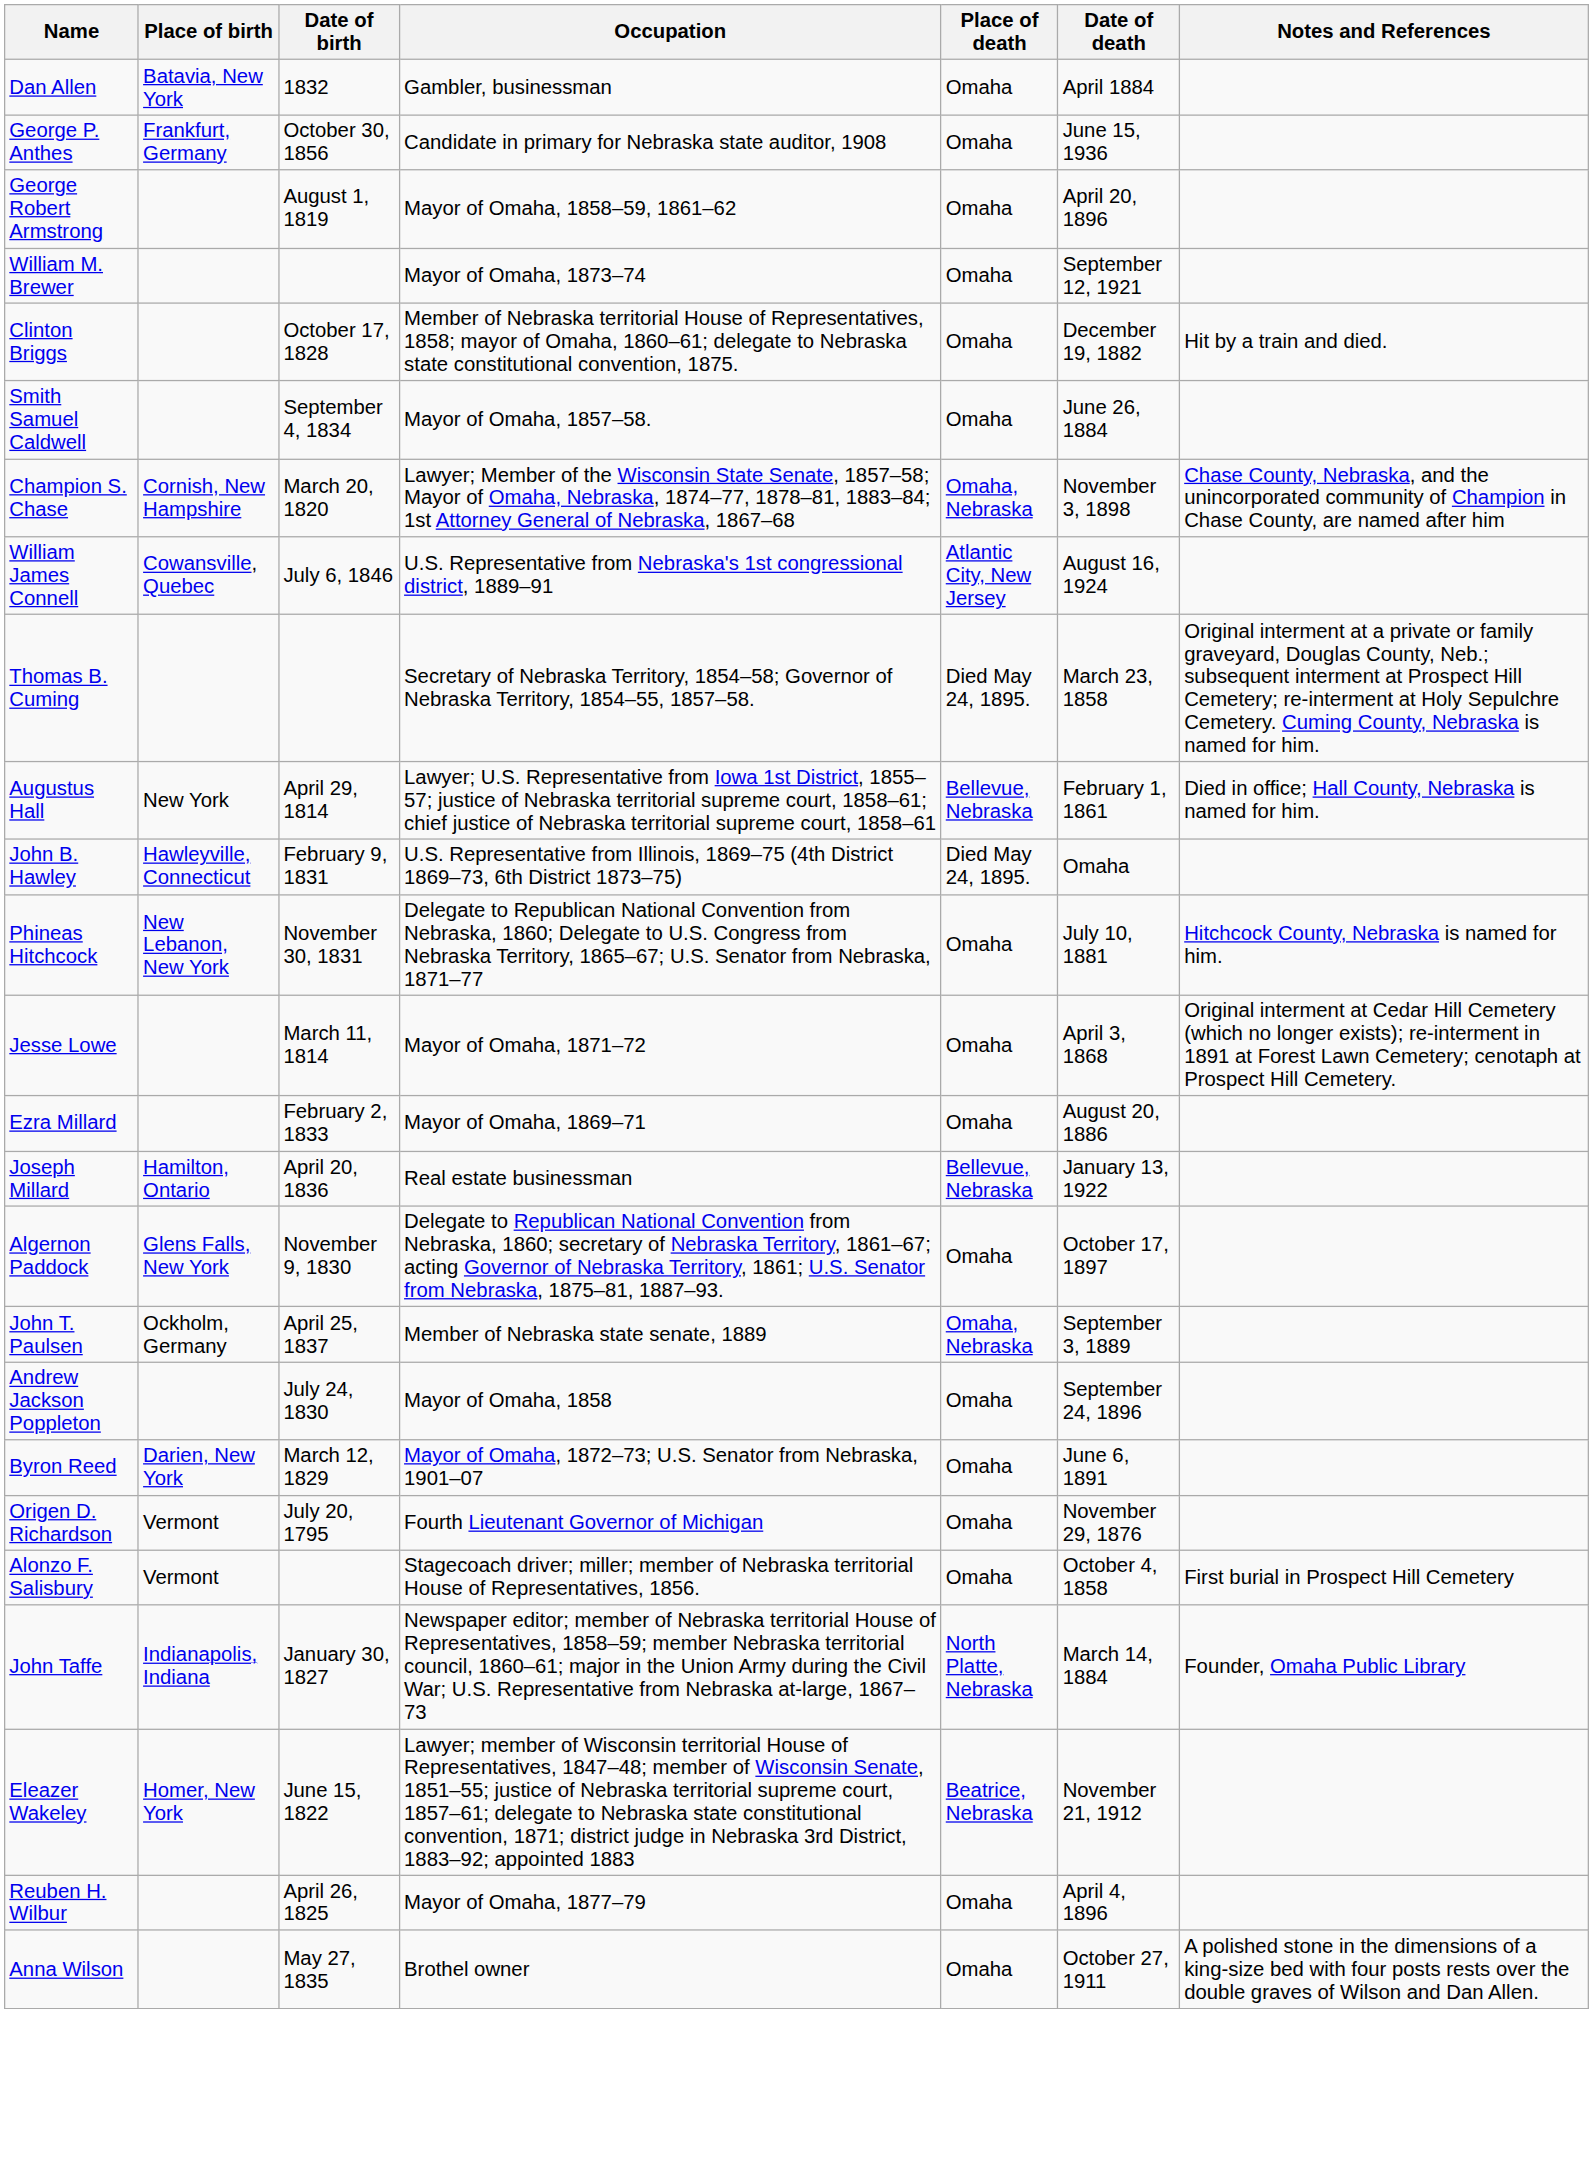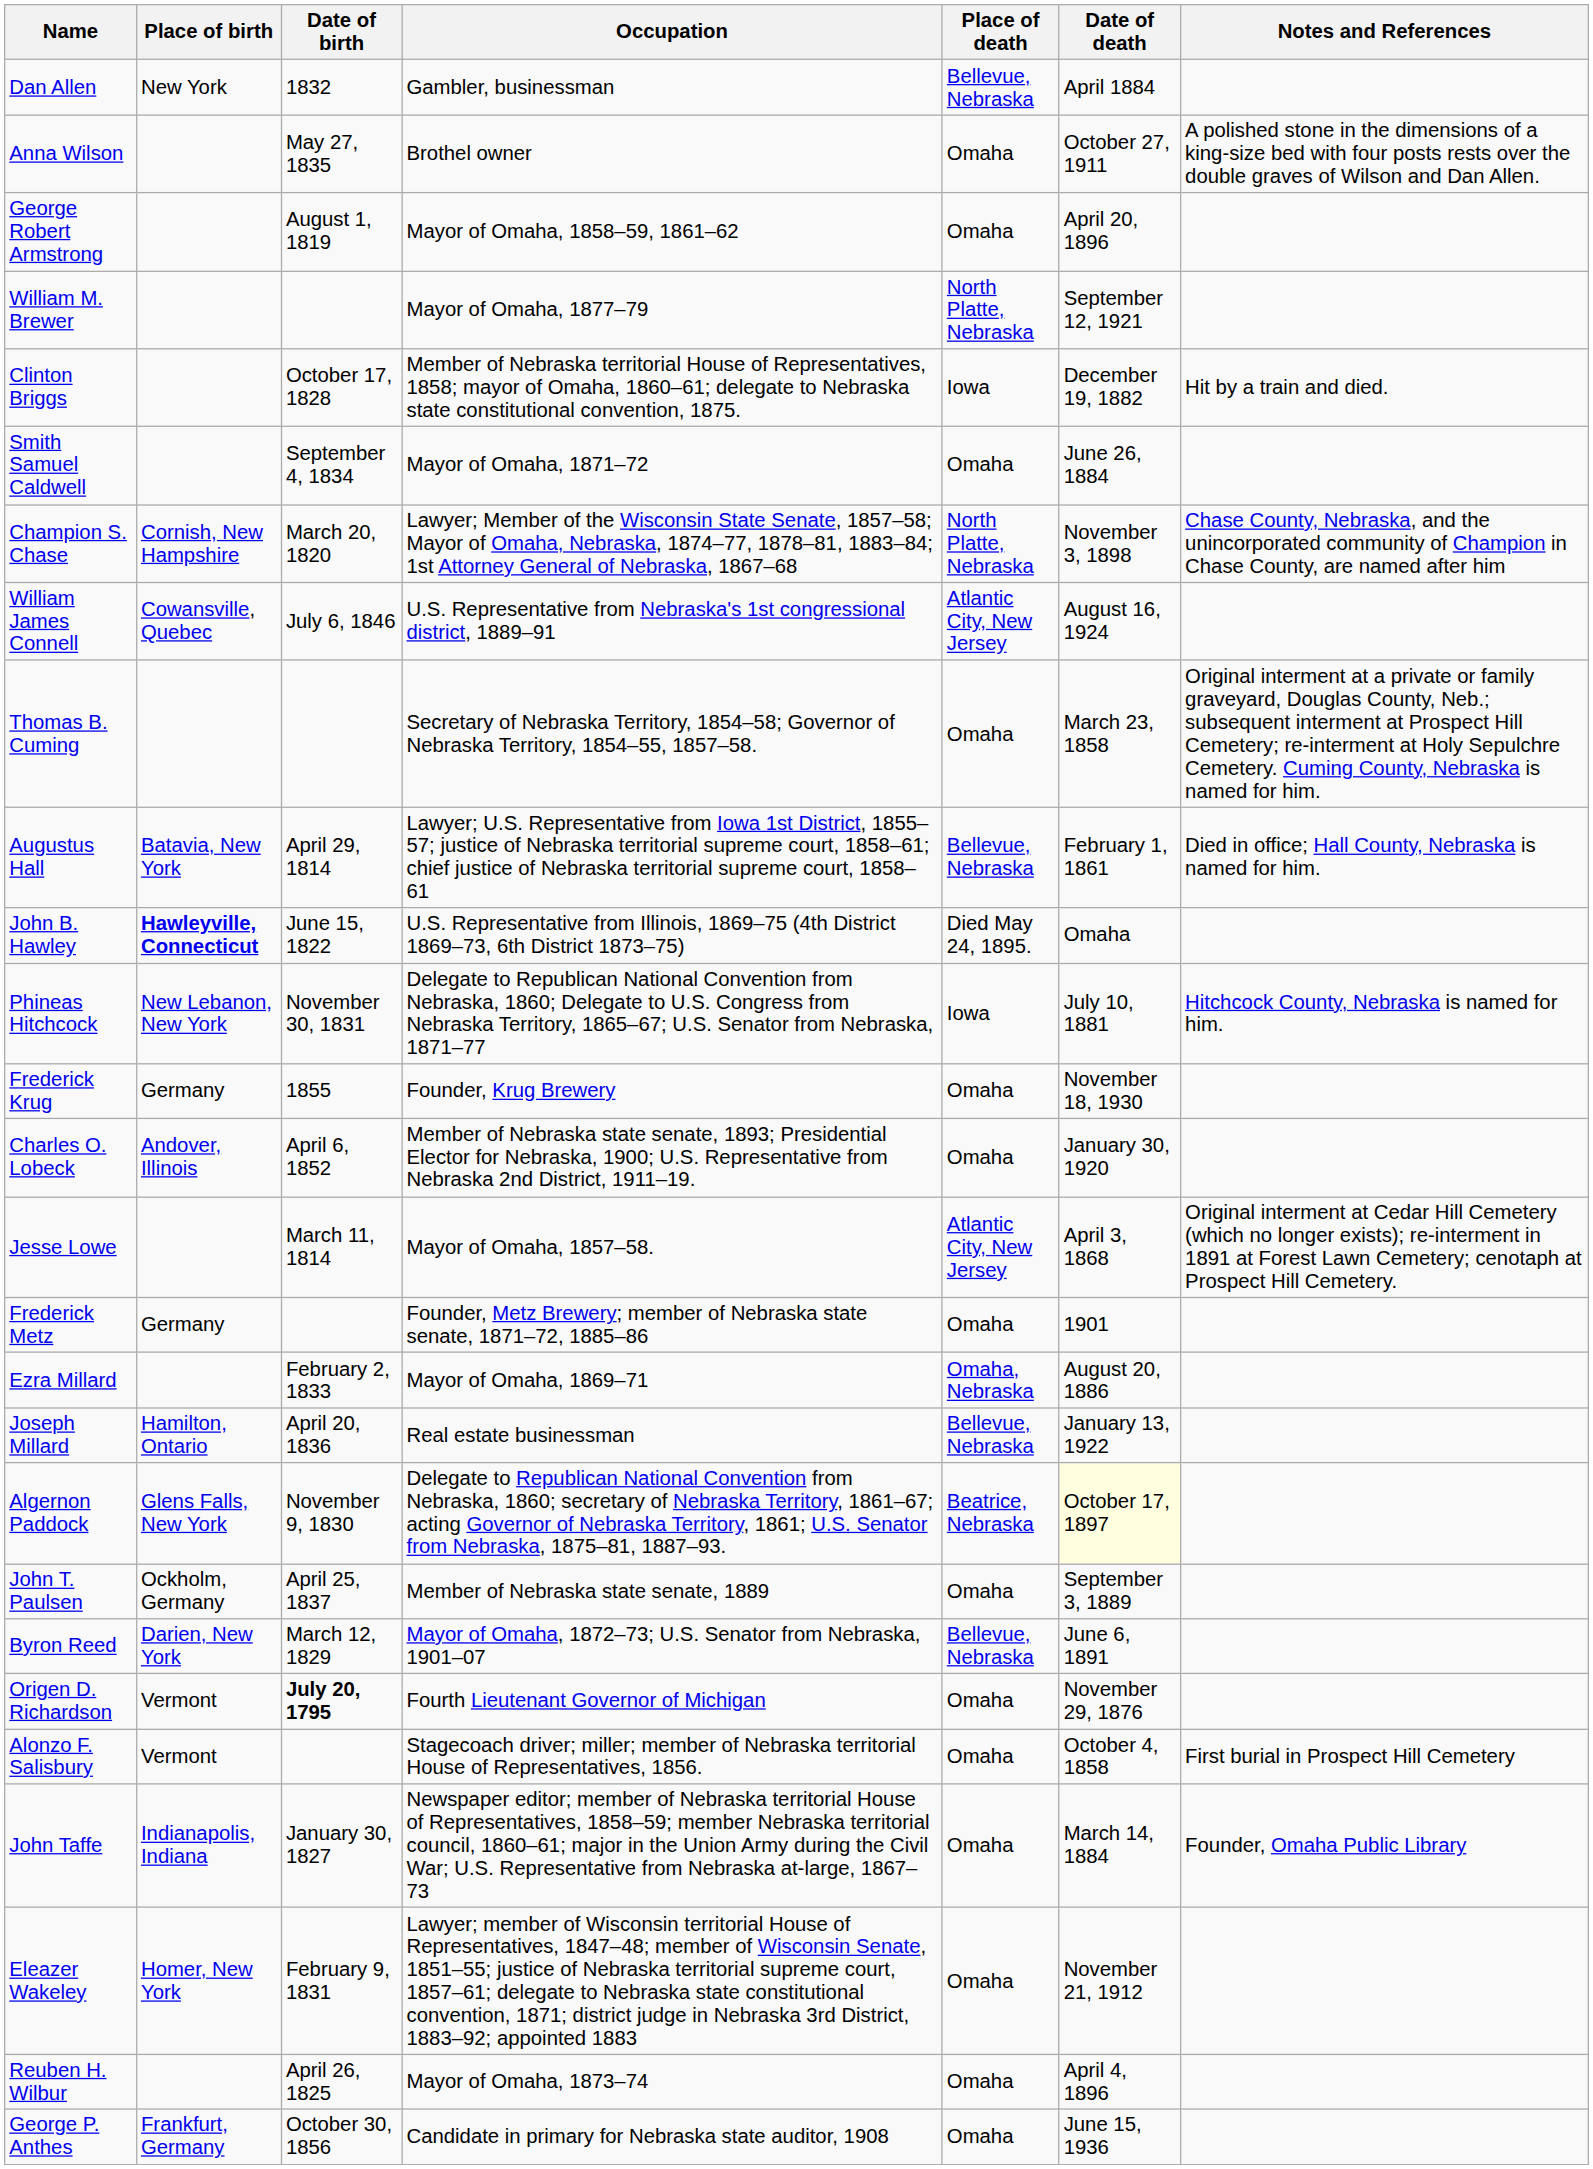(203, 87) Batavia, New York -> (184, 87) New York
(979, 87) Omaha -> (990, 87) Bellevue, Nebraska
rows swapped: (54, 142) <-> (66, 1969)
(525, 275) Mayor of Omaha, 1873–74 -> (527, 309) Mayor of Omaha, 1877–79
(979, 275) Omaha -> (990, 309) North Platte, Nebraska
(979, 341) Omaha -> (968, 387) Iowa
(528, 419) Mayor of Omaha, 1857–58. -> (527, 465) Mayor of Omaha, 1871–72
(989, 497) Omaha, Nebraska -> (990, 543) North Platte, Nebraska
(989, 687) Died May 24, 1895. -> (980, 733) Omaha
(186, 800) New York -> (201, 857) Batavia, New York
(197, 866) normal -> (200, 935) bold
(335, 866) February 9, 1831 -> (325, 935) June 15, 1822
(979, 944) Omaha -> (968, 1013) Iowa
+ row: (52, 1091)
+ row: (58, 1157)
(525, 1045) Mayor of Omaha, 1871–72 -> (530, 1246) Mayor of Omaha, 1857–58.
(979, 1045) Omaha -> (990, 1246) Atlantic City, New Jersey
+ row: (52, 1324)
(979, 1123) Omaha -> (990, 1379) Omaha, Nebraska
(979, 1256) Omaha -> (990, 1513) Beatrice, Nebraska
(1116, 1256) no background -> (1117, 1513) lightyellow background
(989, 1334) Omaha, Nebraska -> (980, 1590) Omaha
- row: (55, 1400)
(979, 1467) Omaha -> (990, 1646) Bellevue, Nebraska
(318, 1522) normal -> (323, 1701) bold
(989, 1666) North Platte, Nebraska -> (980, 1845) Omaha
(322, 1801) June 15, 1822 -> (338, 1980) February 9, 1831
(989, 1801) Beatrice, Nebraska -> (980, 1980) Omaha
(525, 1902) Mayor of Omaha, 1877–79 -> (527, 2081) Mayor of Omaha, 1873–74
